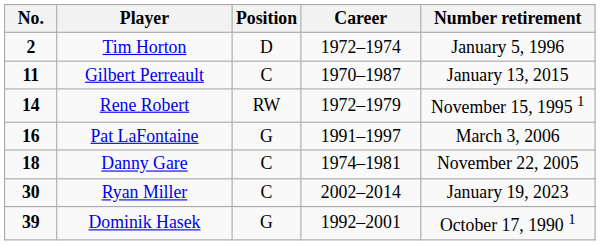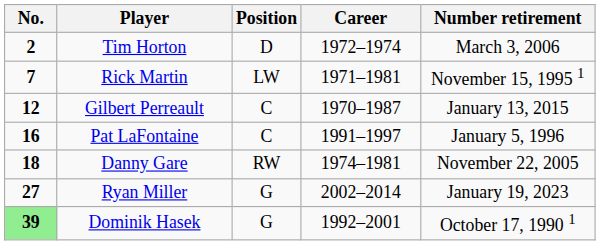(508, 46) January 5, 1996 -> (508, 46) March 3, 2006
+ row: (144, 77)
(31, 74) 11 -> (31, 107) 12
- row: (144, 105)
(267, 136) G -> (267, 136) C
(508, 136) March 3, 2006 -> (508, 136) January 5, 1996
(267, 164) C -> (267, 164) RW
(31, 192) 30 -> (31, 192) 27
(267, 192) C -> (267, 192) G
(31, 222) no background -> (31, 222) lightgreen background
